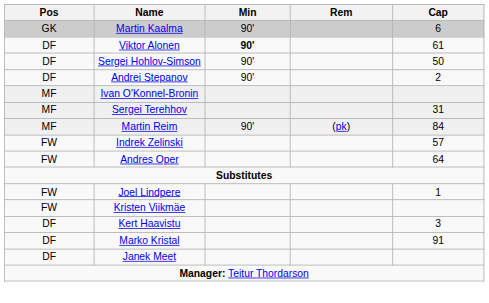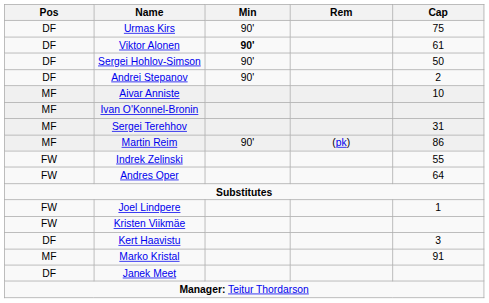- row: (149, 28)
+ row: (149, 28)
+ row: (149, 94)
(438, 126) 84 -> (438, 142) 86
(438, 142) 57 -> (438, 159) 55
(49, 240) DF -> (49, 257) MF
